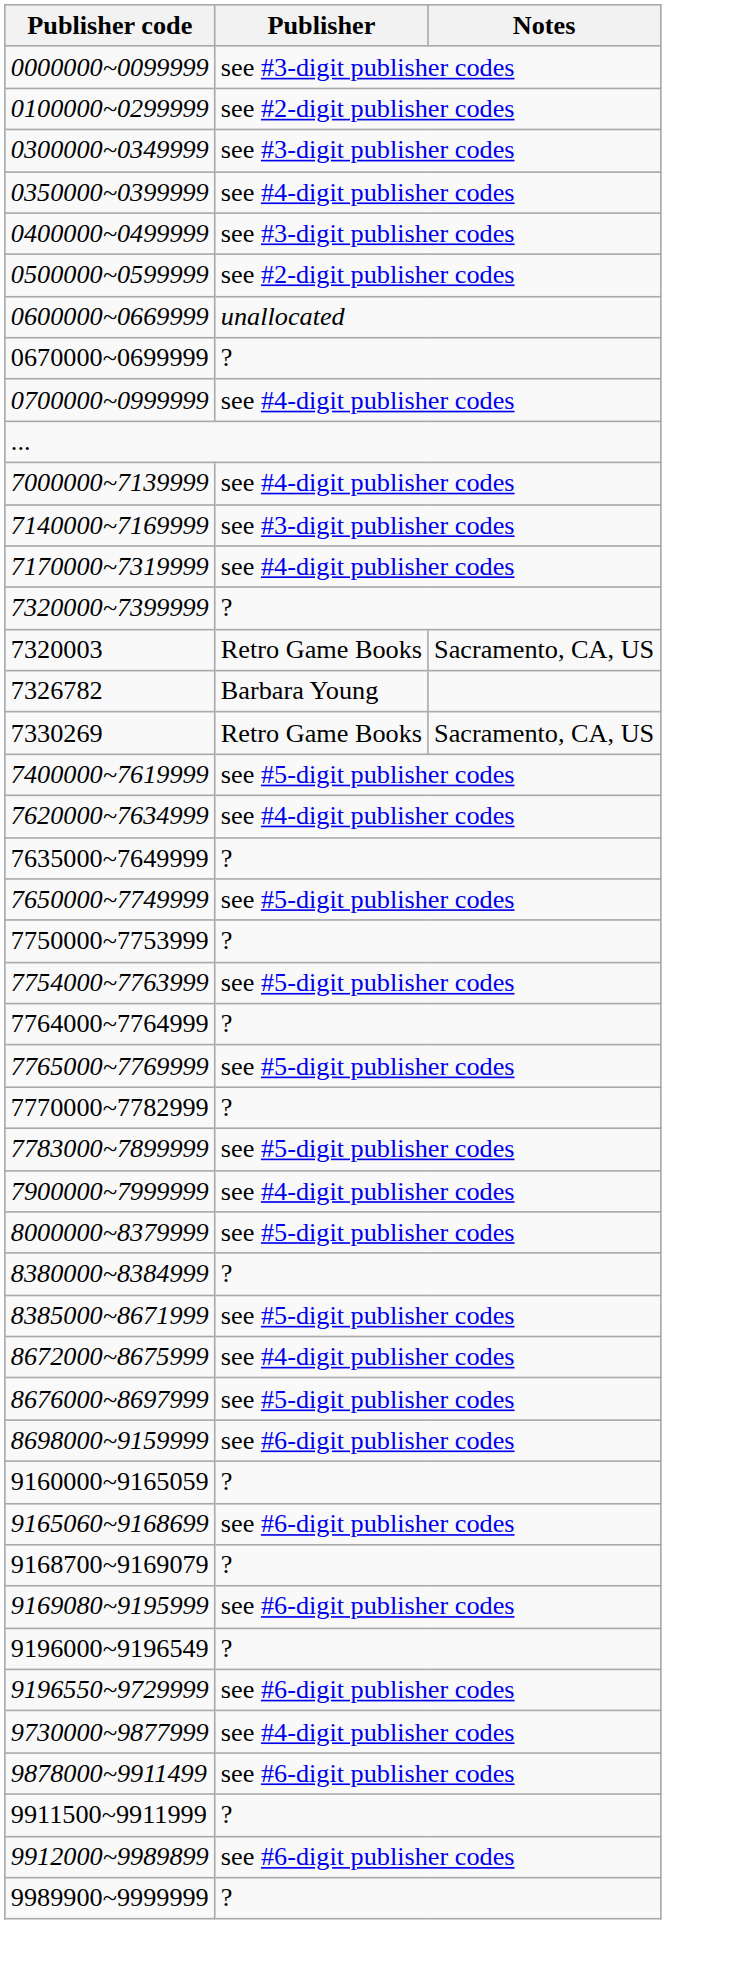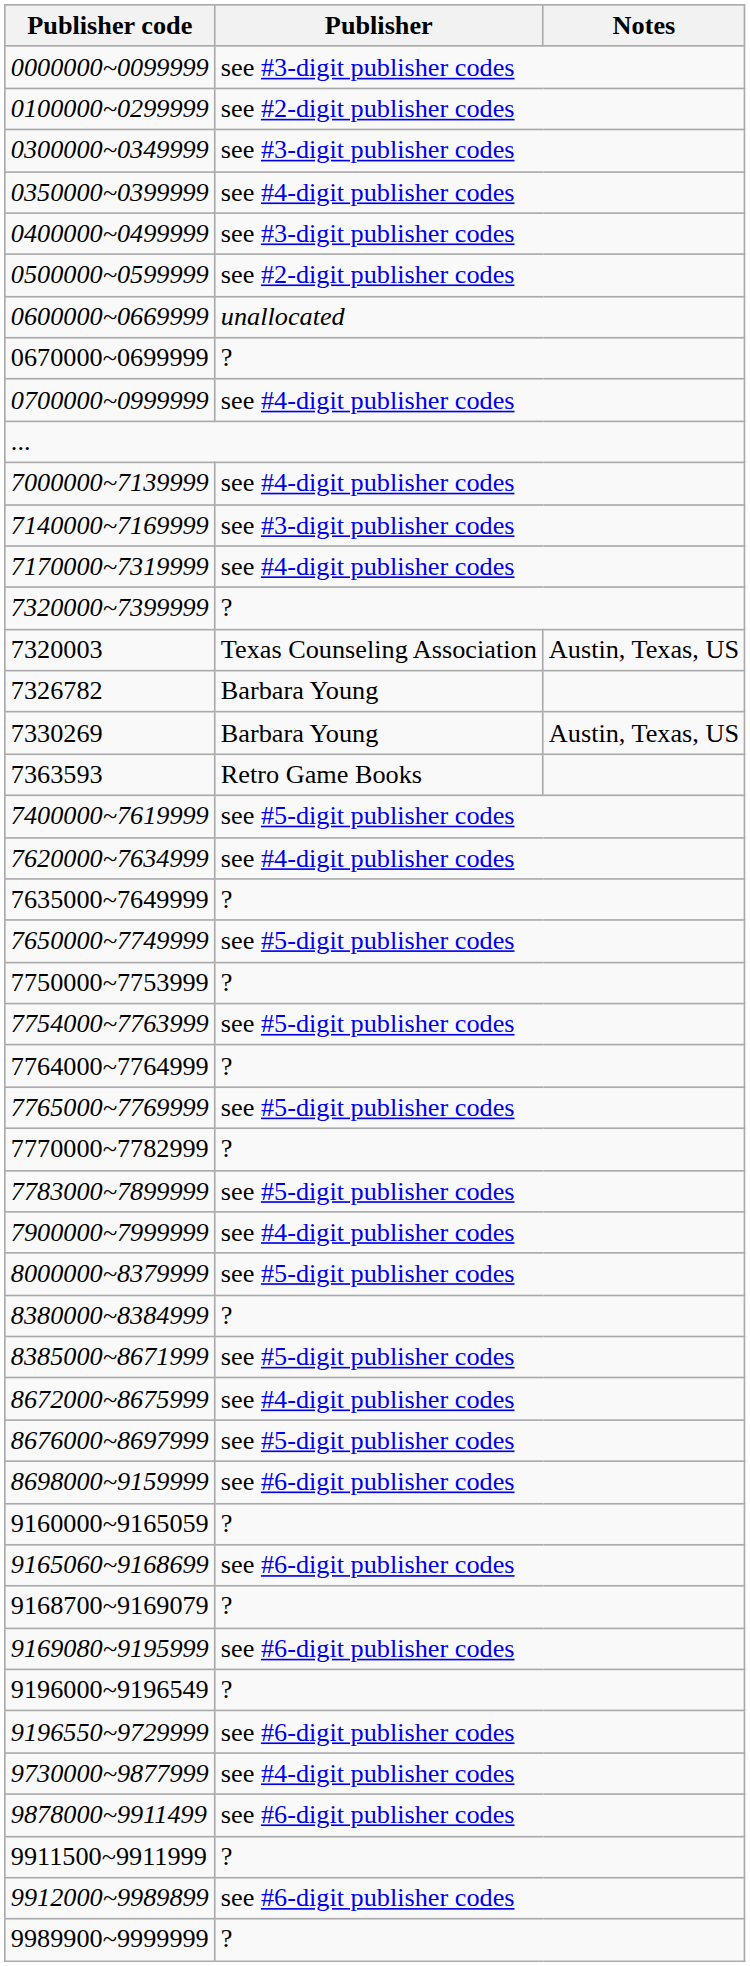(321, 649) Retro Game Books -> (379, 649) Texas Counseling Association
(544, 649) Sacramento, CA, US -> (644, 649) Austin, Texas, US
(321, 732) Retro Game Books -> (300, 732) Barbara Young
(544, 732) Sacramento, CA, US -> (644, 732) Austin, Texas, US
+ row: (57, 774)
